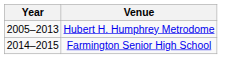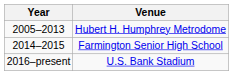+ row: (151, 62)
